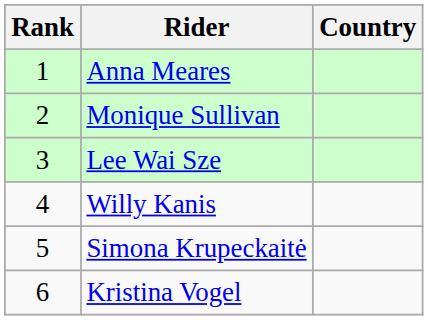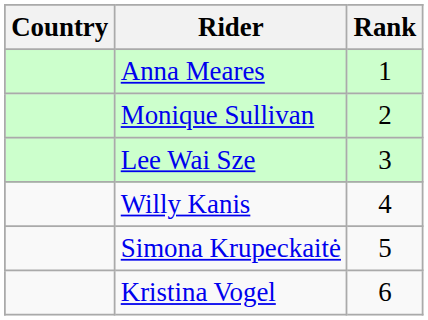columns swapped: (43, 26) <-> (368, 26)
